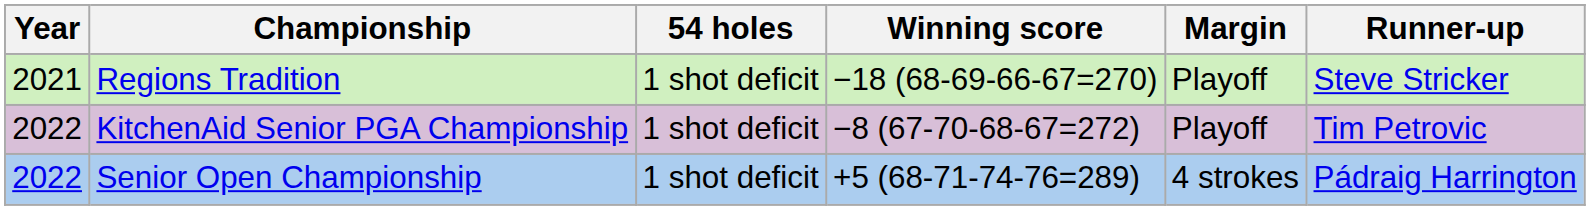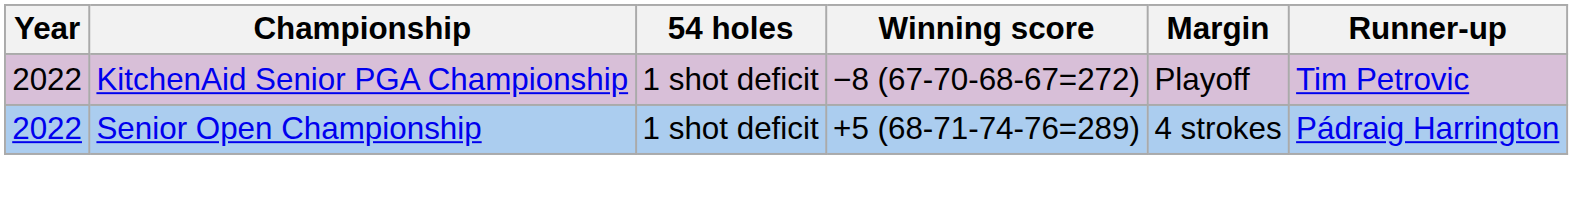- row: (218, 79)
